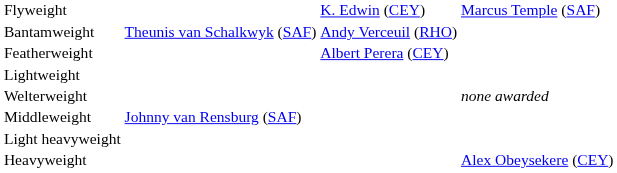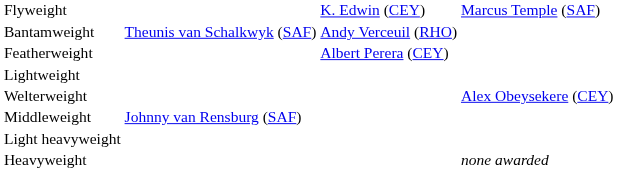(505, 96) none awarded -> (537, 96) Alex Obeysekere (CEY)
(537, 160) Alex Obeysekere (CEY) -> (505, 160) none awarded
